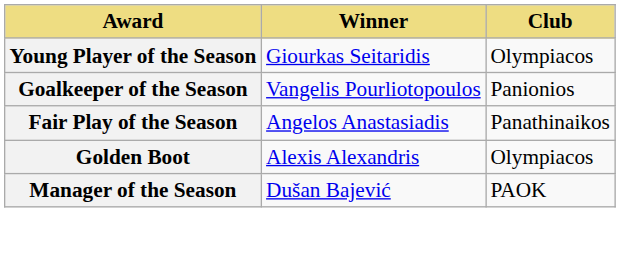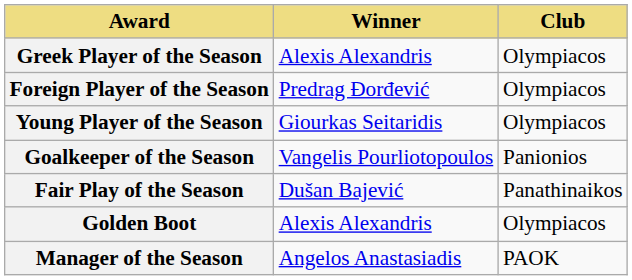+ row: (139, 55)
+ row: (139, 88)
(357, 122) Angelos Anastasiadis -> (341, 190) Dušan Bajević
(328, 190) Dušan Bajević -> (370, 257) Angelos Anastasiadis
